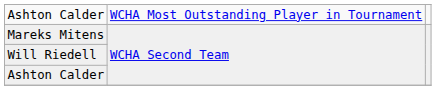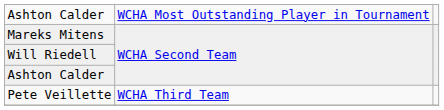+ row: (59, 95)
